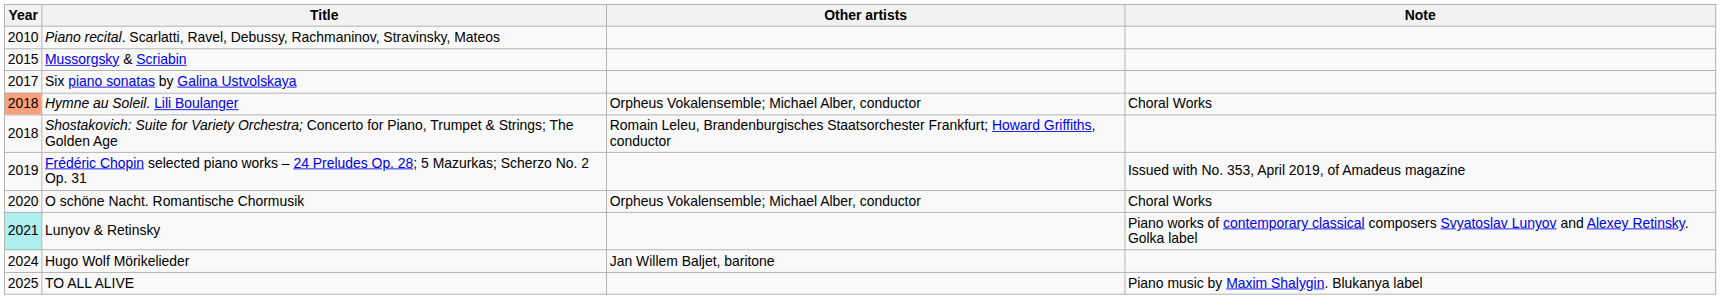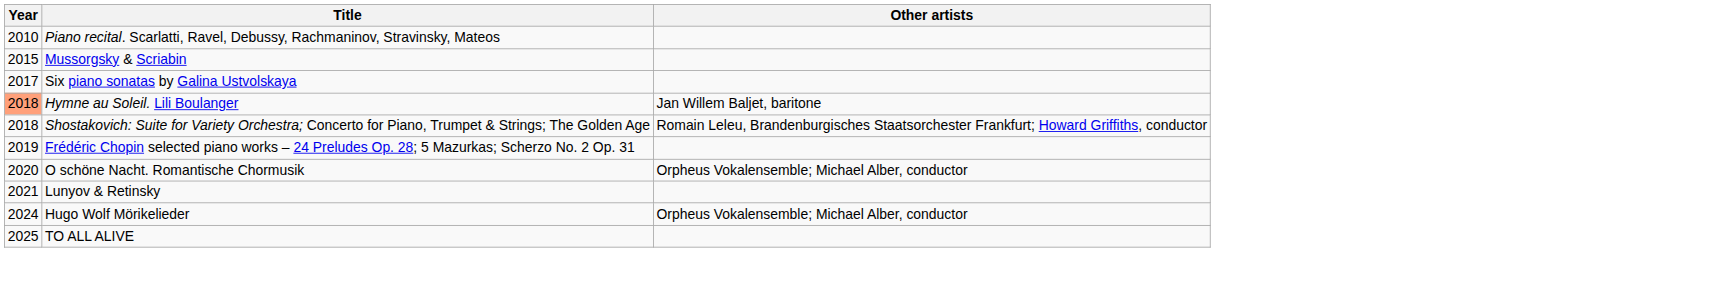- column: (1420, 15)
(765, 103) Orpheus Vokalensemble; Michael Alber, conductor -> (739, 103) Jan Willem Baljet, baritone
(23, 231) paleturquoise background -> (23, 192) no background
(692, 261) Jan Willem Baljet, baritone -> (812, 214) Orpheus Vokalensemble; Michael Alber, conductor
